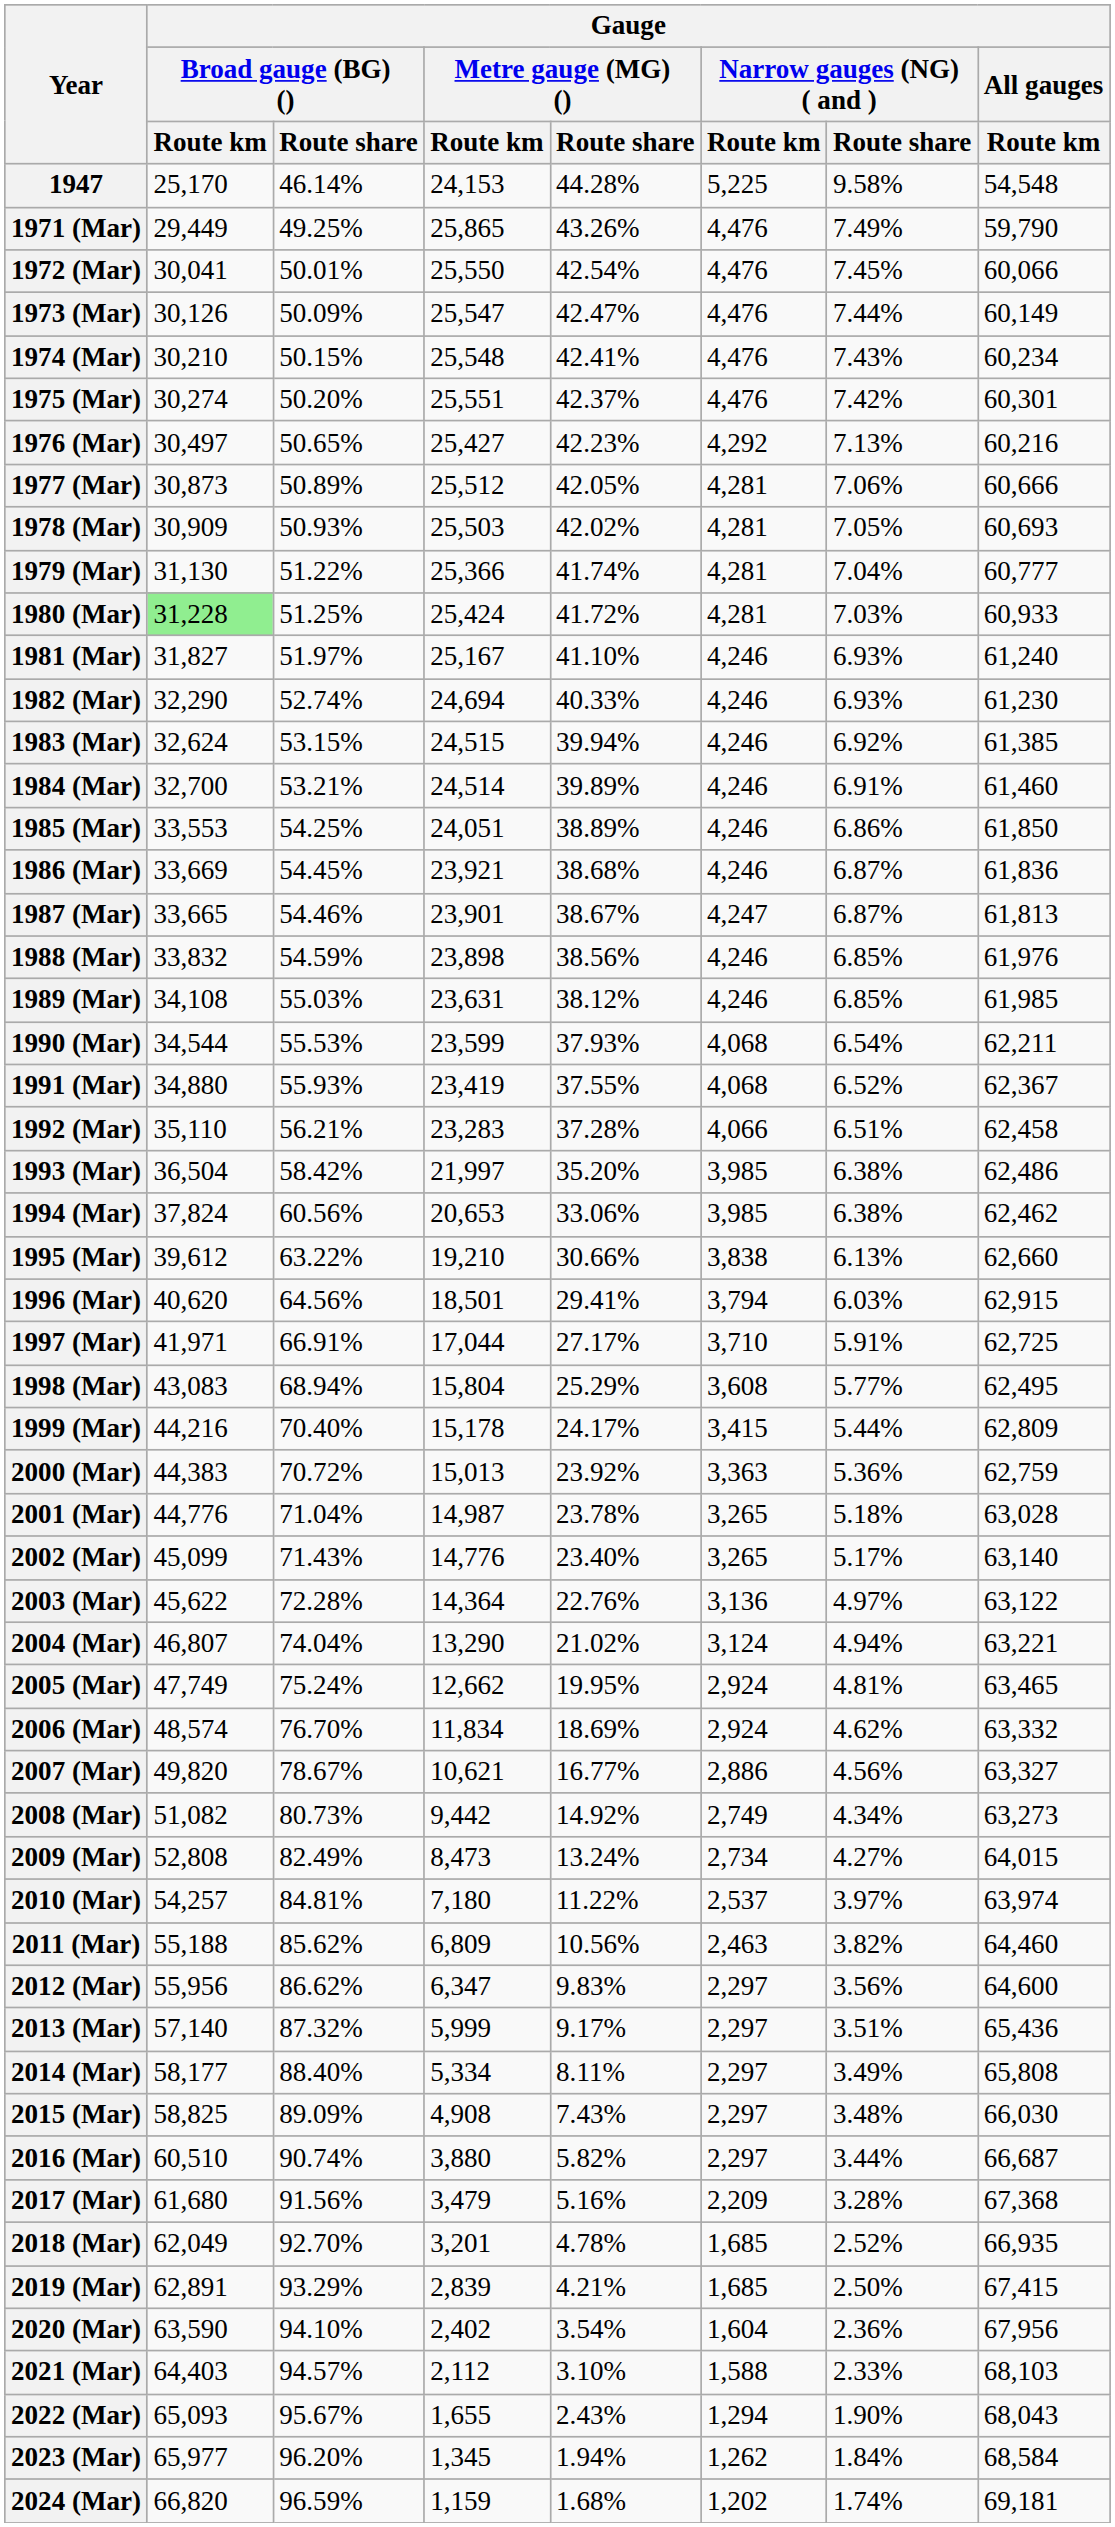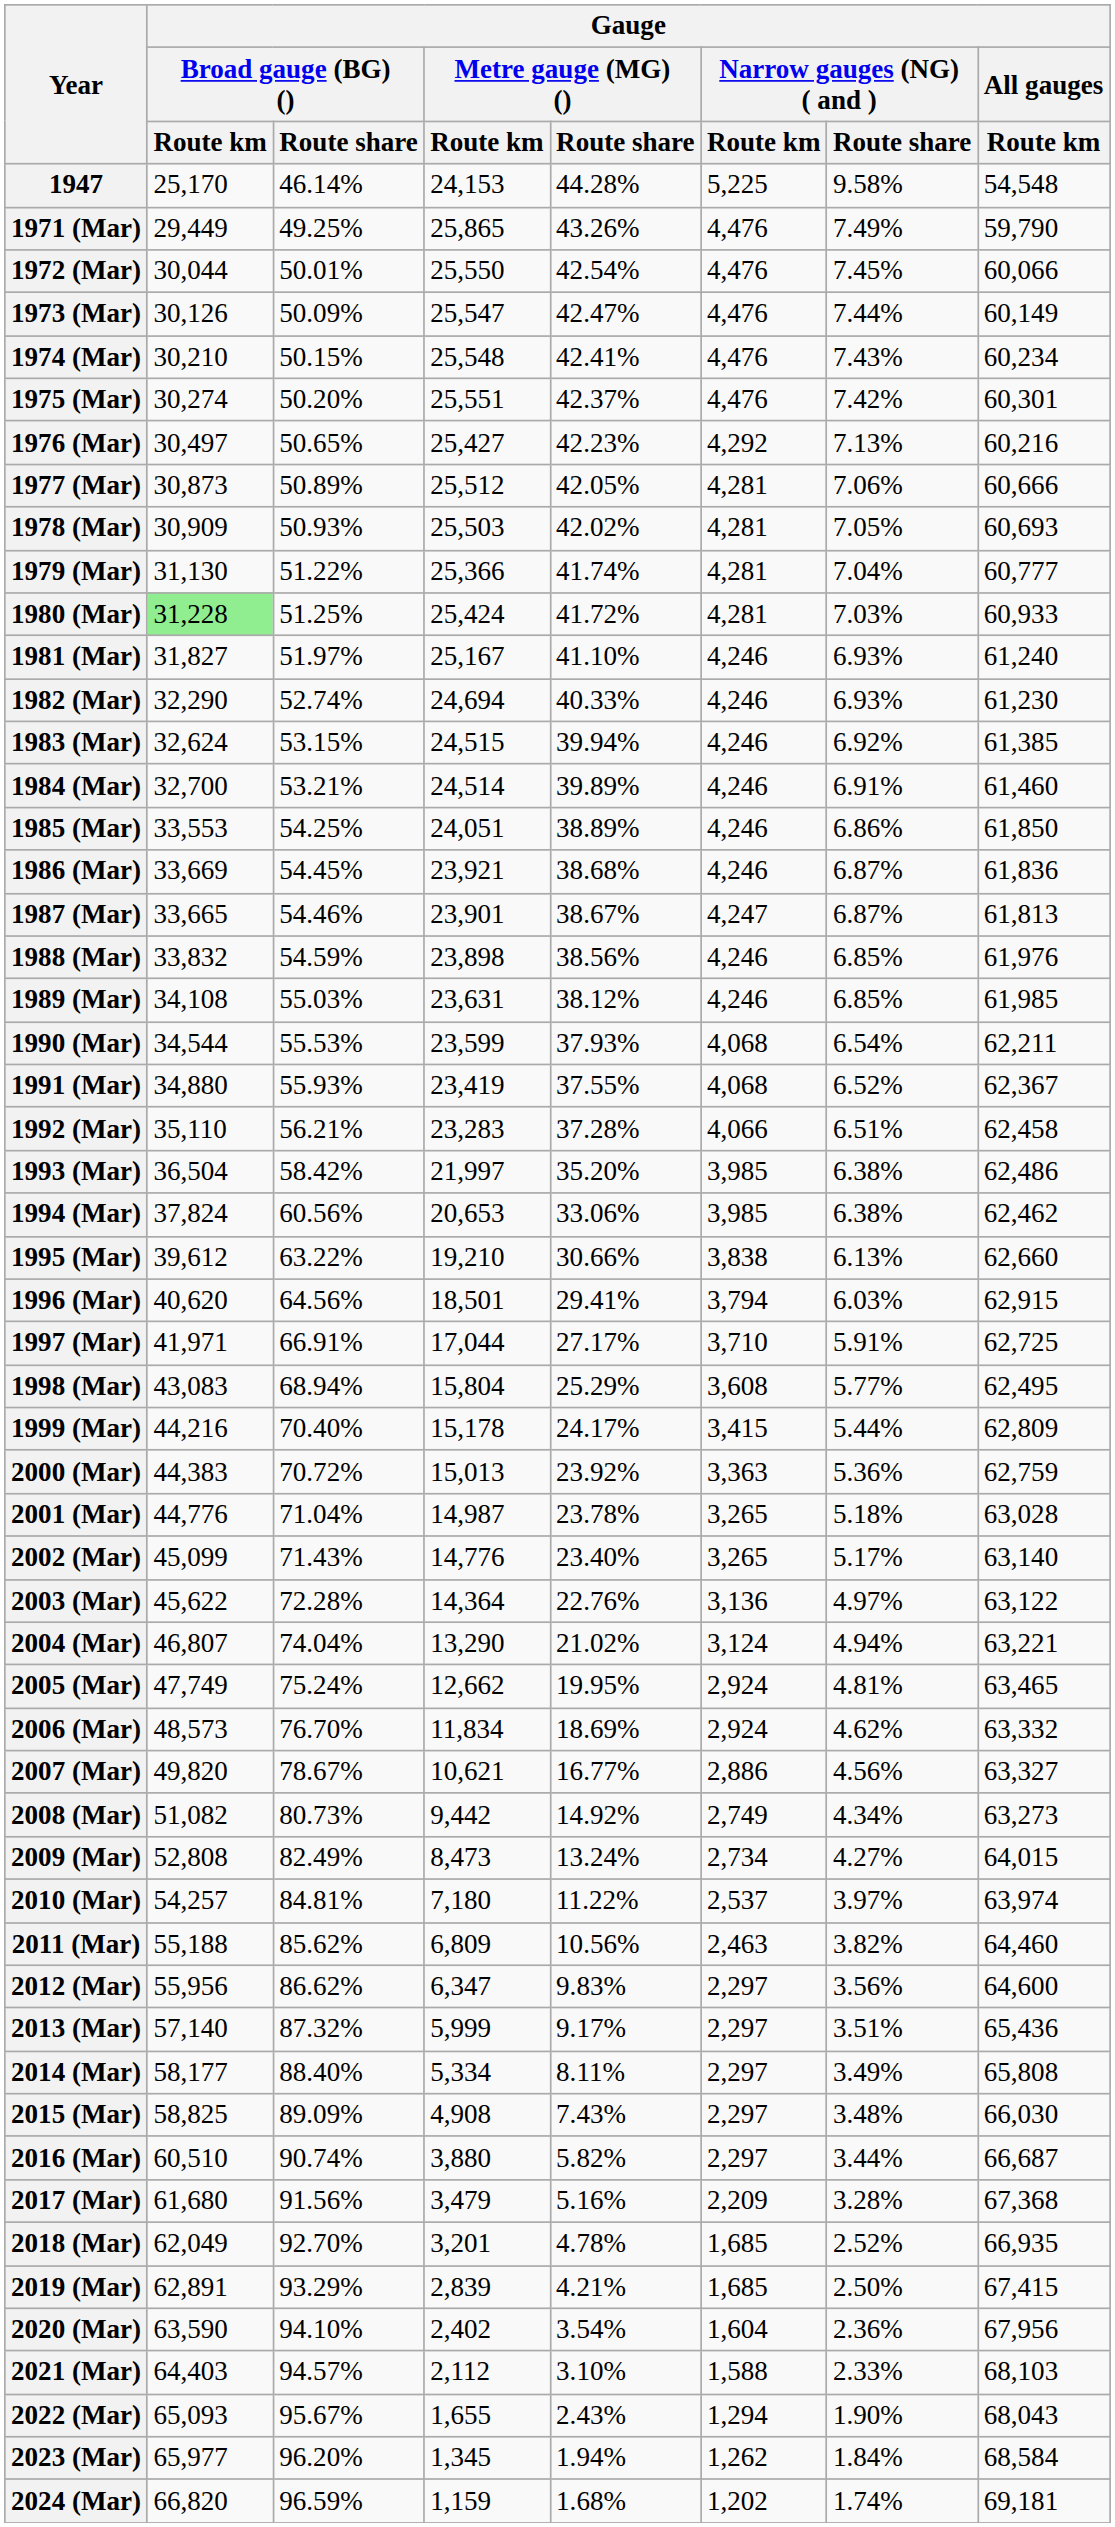(191, 270) 30,041 -> (191, 270) 30,044
(191, 1728) 48,574 -> (191, 1728) 48,573
